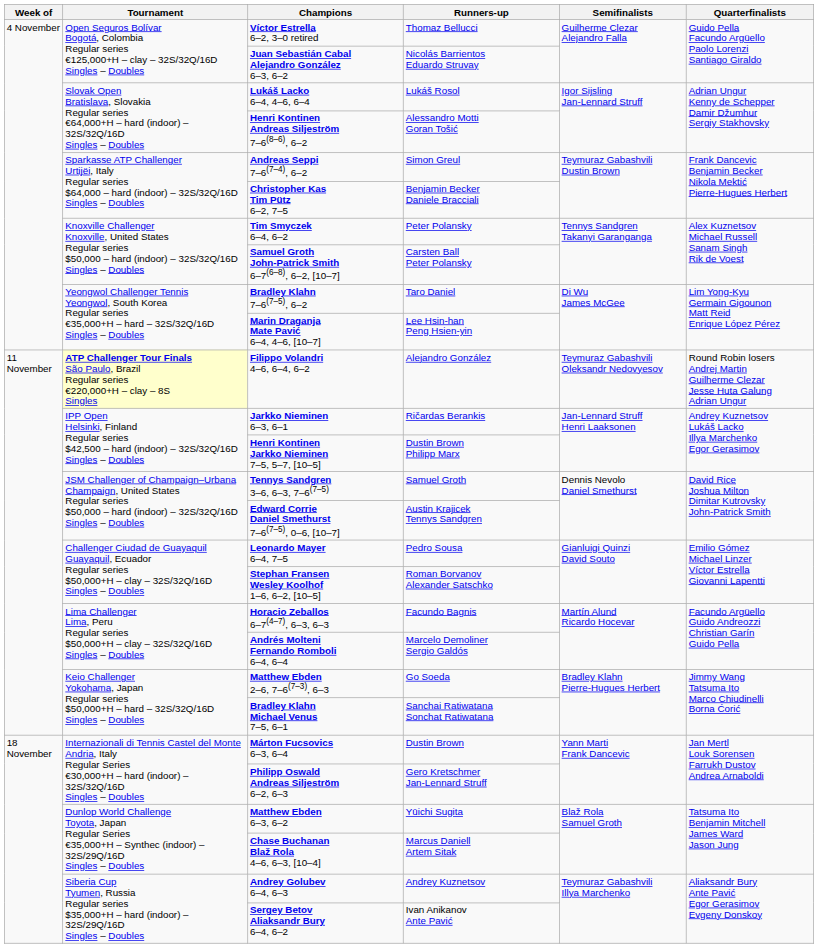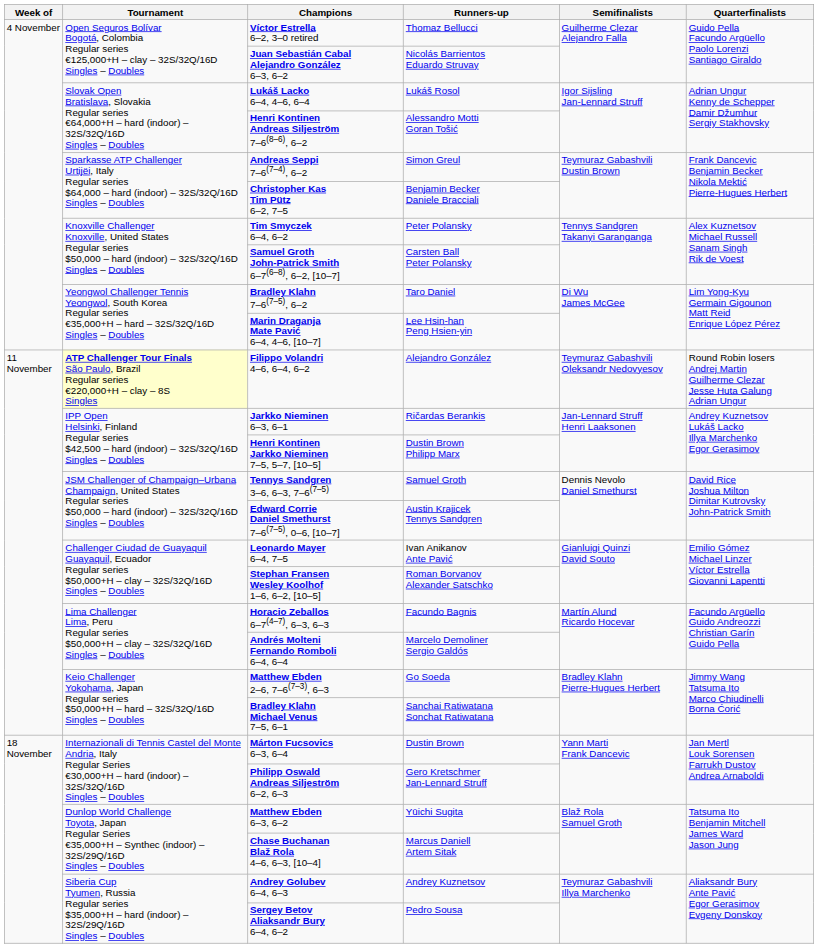(434, 548) Pedro Sousa -> (436, 553) Ivan Anikanov Ante Pavić
(436, 915) Ivan Anikanov Ante Pavić -> (434, 910) Pedro Sousa
